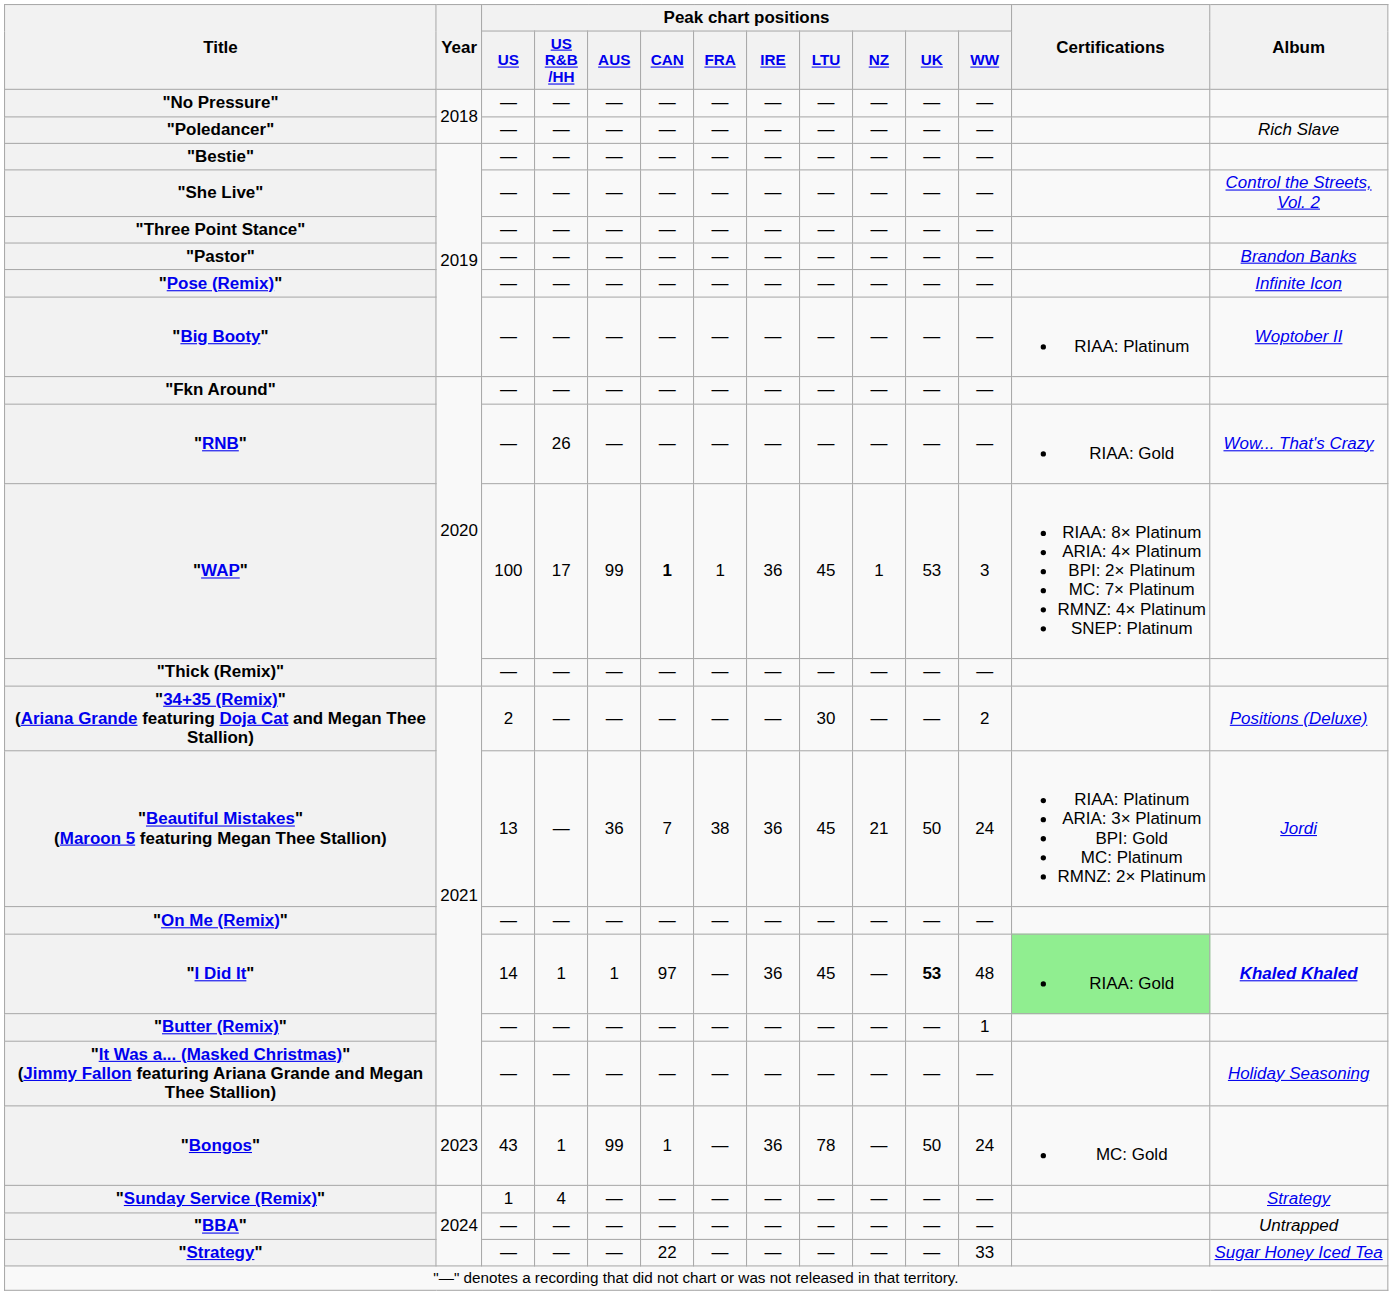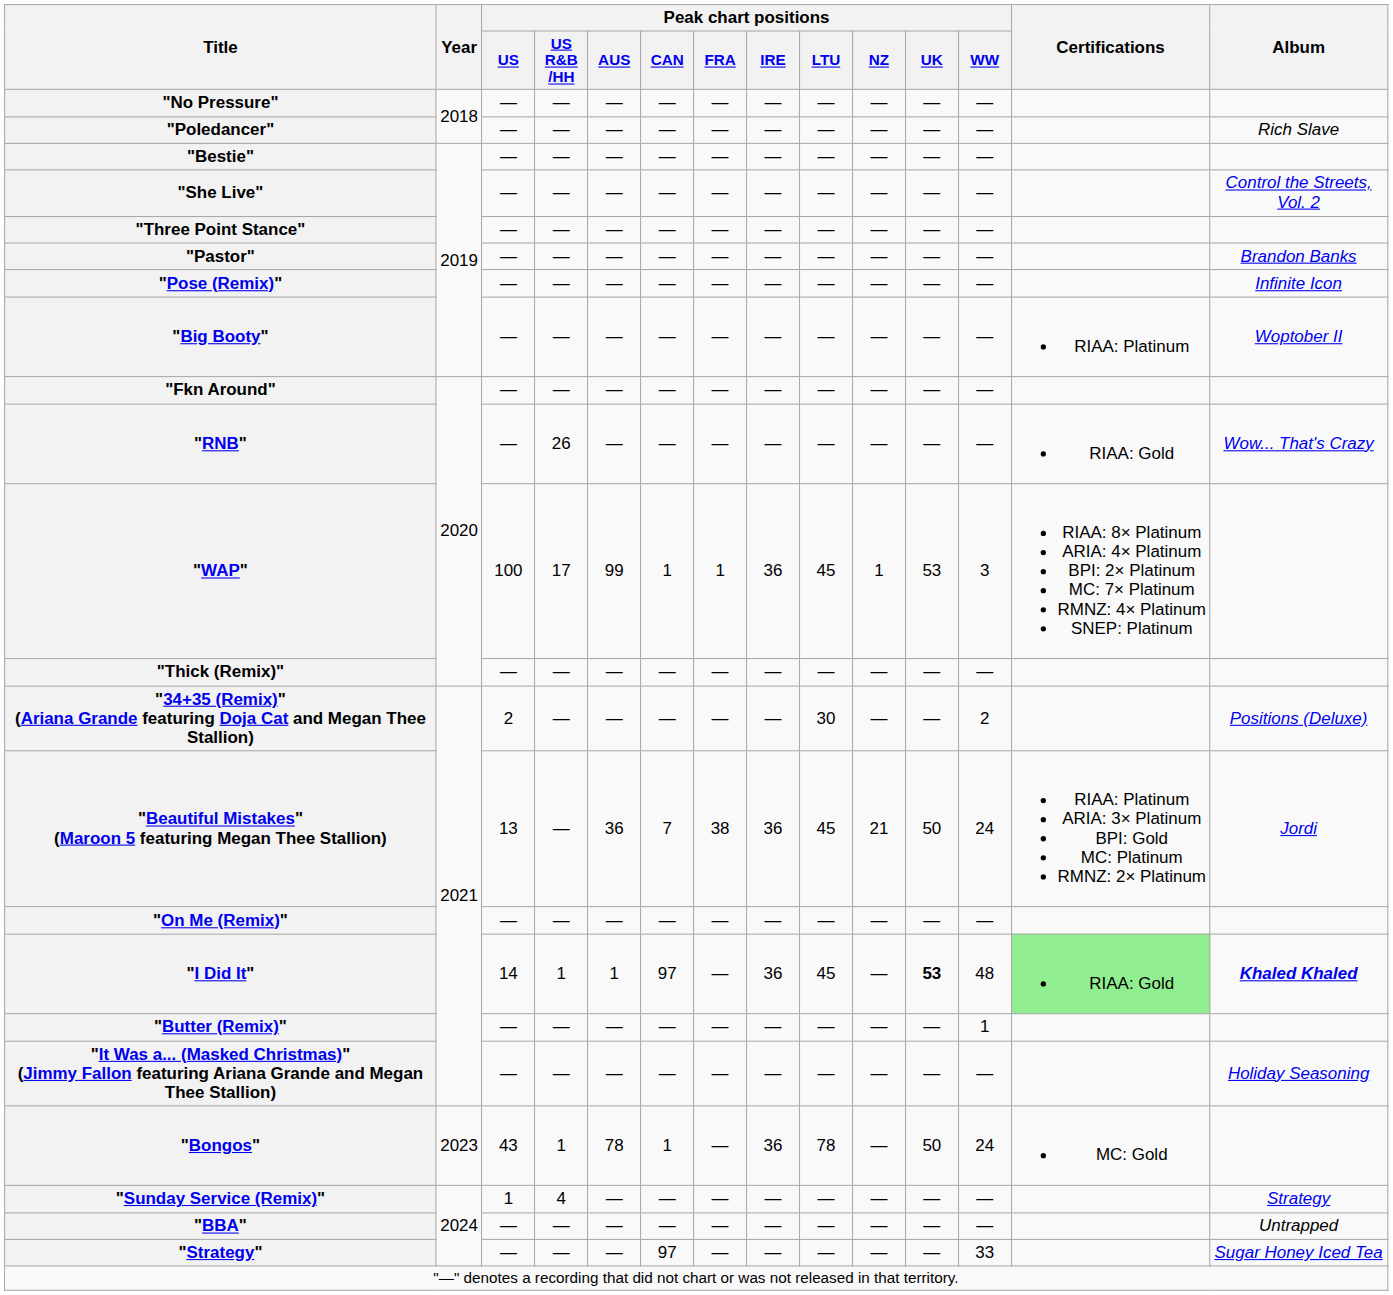(667, 571) bold -> (667, 571) normal
(614, 1145) 99 -> (614, 1145) 78
(667, 1252) 22 -> (667, 1252) 97
